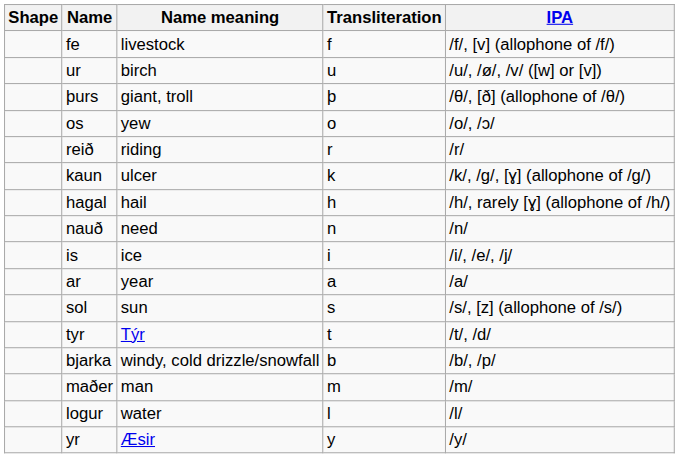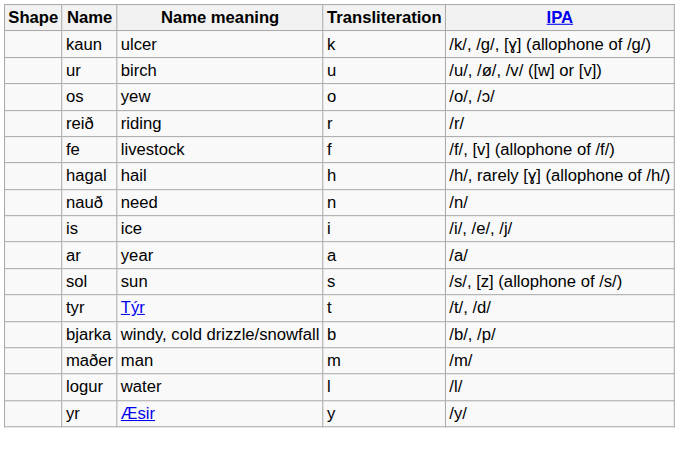rows swapped: (73, 44) <-> (84, 176)
- row: (82, 96)
